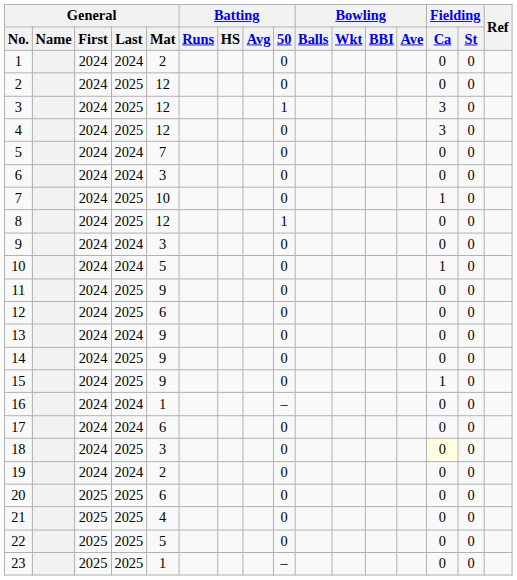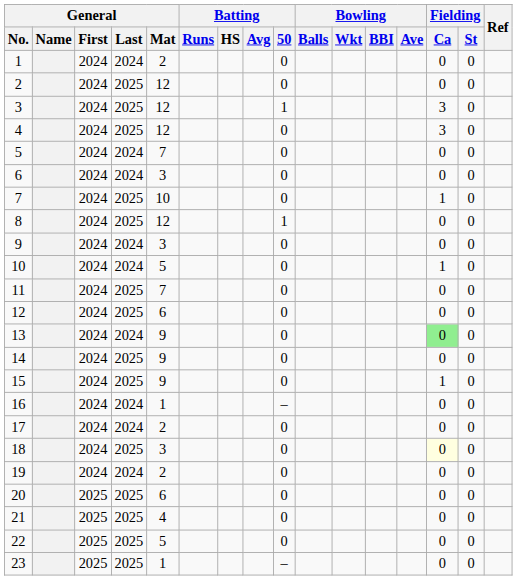(163, 289) 9 -> (163, 289) 7
(442, 335) no background -> (442, 335) lightgreen background
(163, 426) 6 -> (163, 426) 2
